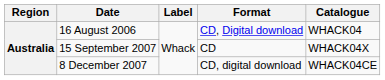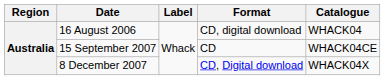(252, 30) CD, Digital download -> (251, 30) CD, digital download
(339, 48) WHACK04X -> (343, 48) WHACK04CE
(251, 65) CD, digital download -> (252, 65) CD, Digital download
(343, 65) WHACK04CE -> (339, 65) WHACK04X
